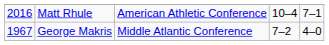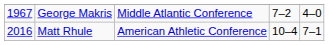rows swapped: (75, 31) <-> (65, 13)
